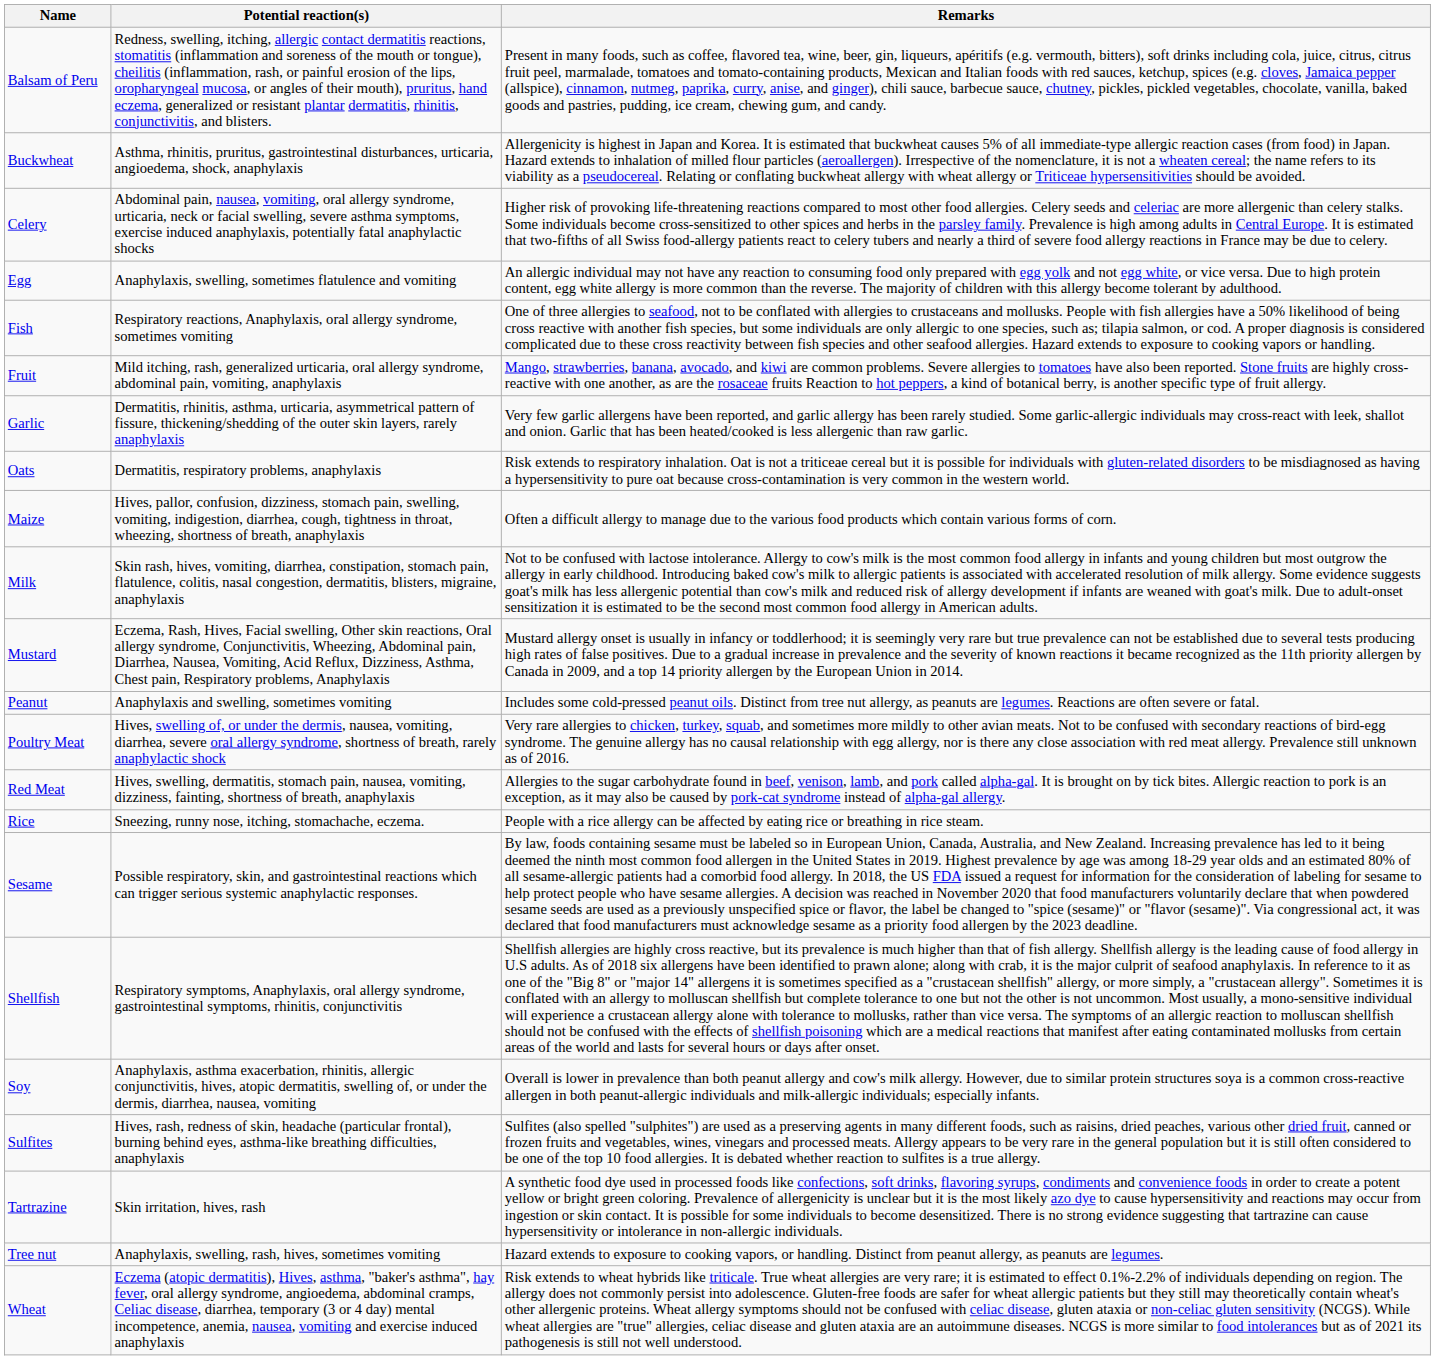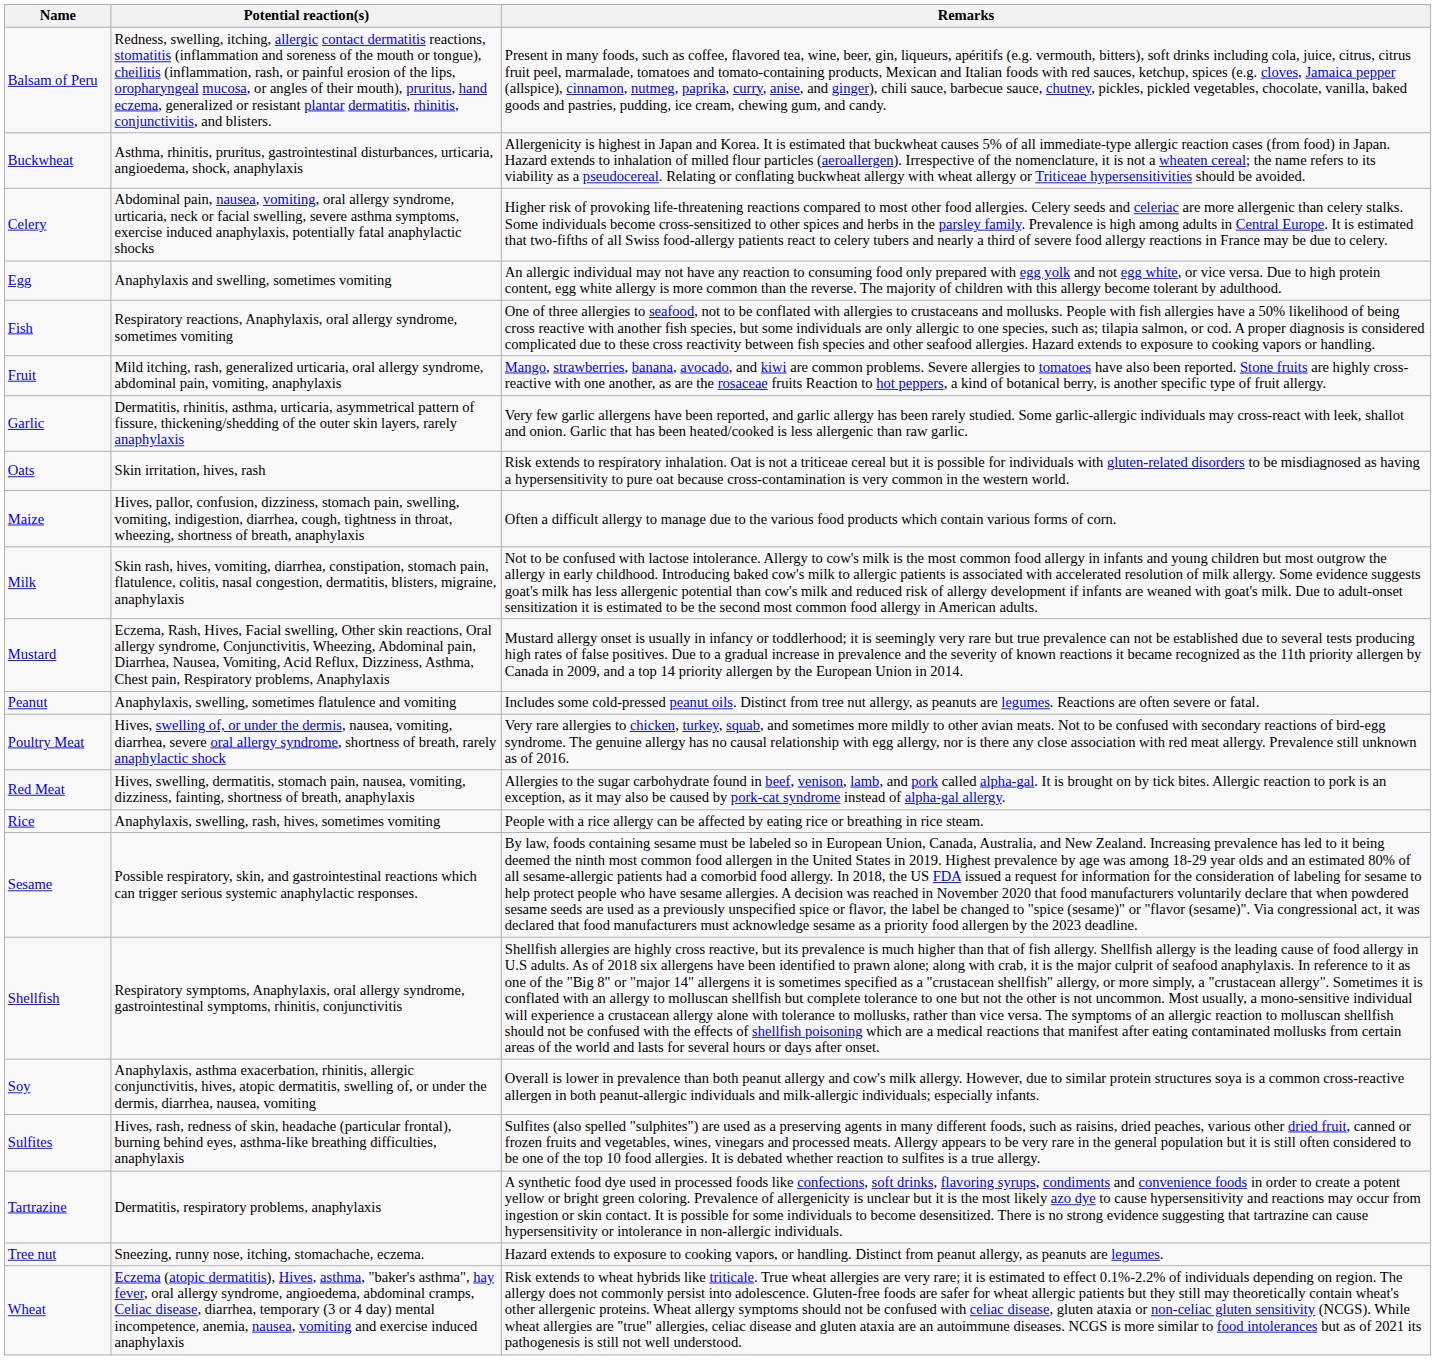(285, 280) Anaphylaxis, swelling, sometimes flatulence and vomiting -> (253, 280) Anaphylaxis and swelling, sometimes vomiting
(248, 471) Dermatitis, respiratory problems, anaphylaxis -> (190, 471) Skin irritation, hives, rash
(253, 702) Anaphylaxis and swelling, sometimes vomiting -> (285, 702) Anaphylaxis, swelling, sometimes flatulence and vomiting
(269, 821) Sneezing, runny nose, itching, stomachache, eczema. -> (277, 821) Anaphylaxis, swelling, rash, hives, sometimes vomiting
(190, 1206) Skin irritation, hives, rash -> (248, 1206) Dermatitis, respiratory problems, anaphylaxis
(277, 1254) Anaphylaxis, swelling, rash, hives, sometimes vomiting -> (269, 1254) Sneezing, runny nose, itching, stomachache, eczema.
